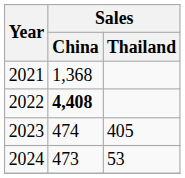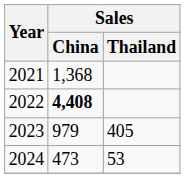(66, 131) 474 -> (66, 131) 979
